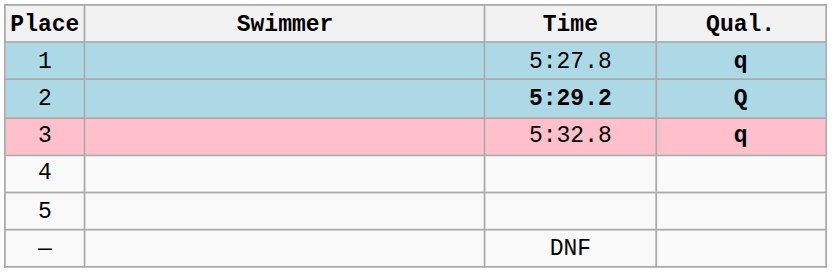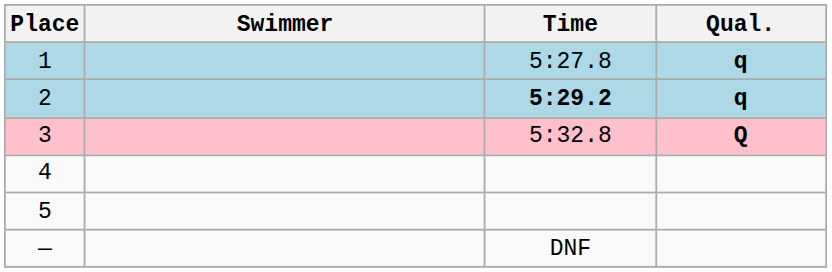(741, 99) Q -> (741, 99) q
(741, 136) q -> (741, 136) Q
